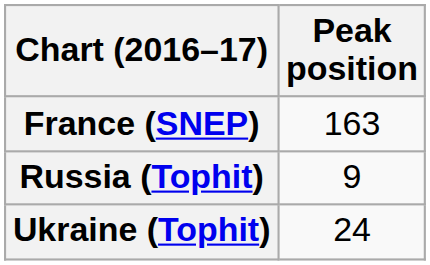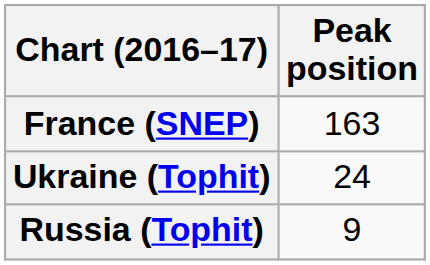rows swapped: (142, 177) <-> (142, 230)
